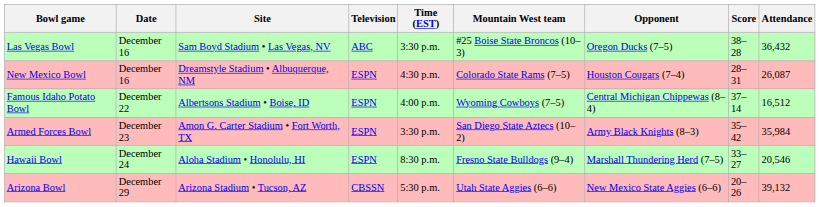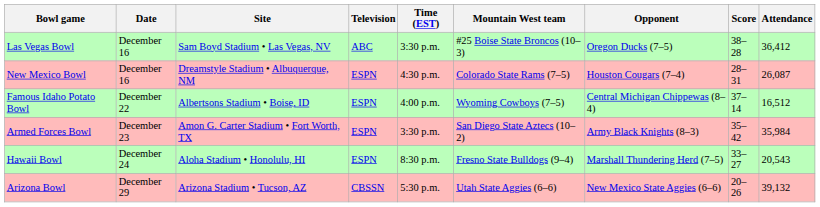(776, 46) 36,432 -> (776, 46) 36,412
(776, 159) 20,546 -> (776, 159) 20,543
